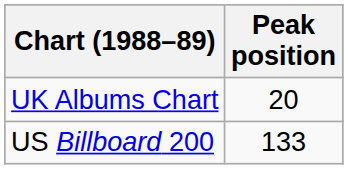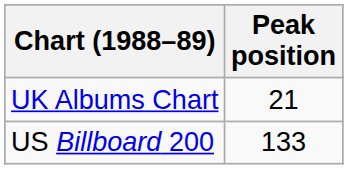(283, 99) 20 -> (283, 99) 21
